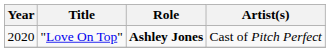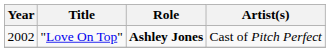(21, 36) 2020 -> (21, 36) 2002
